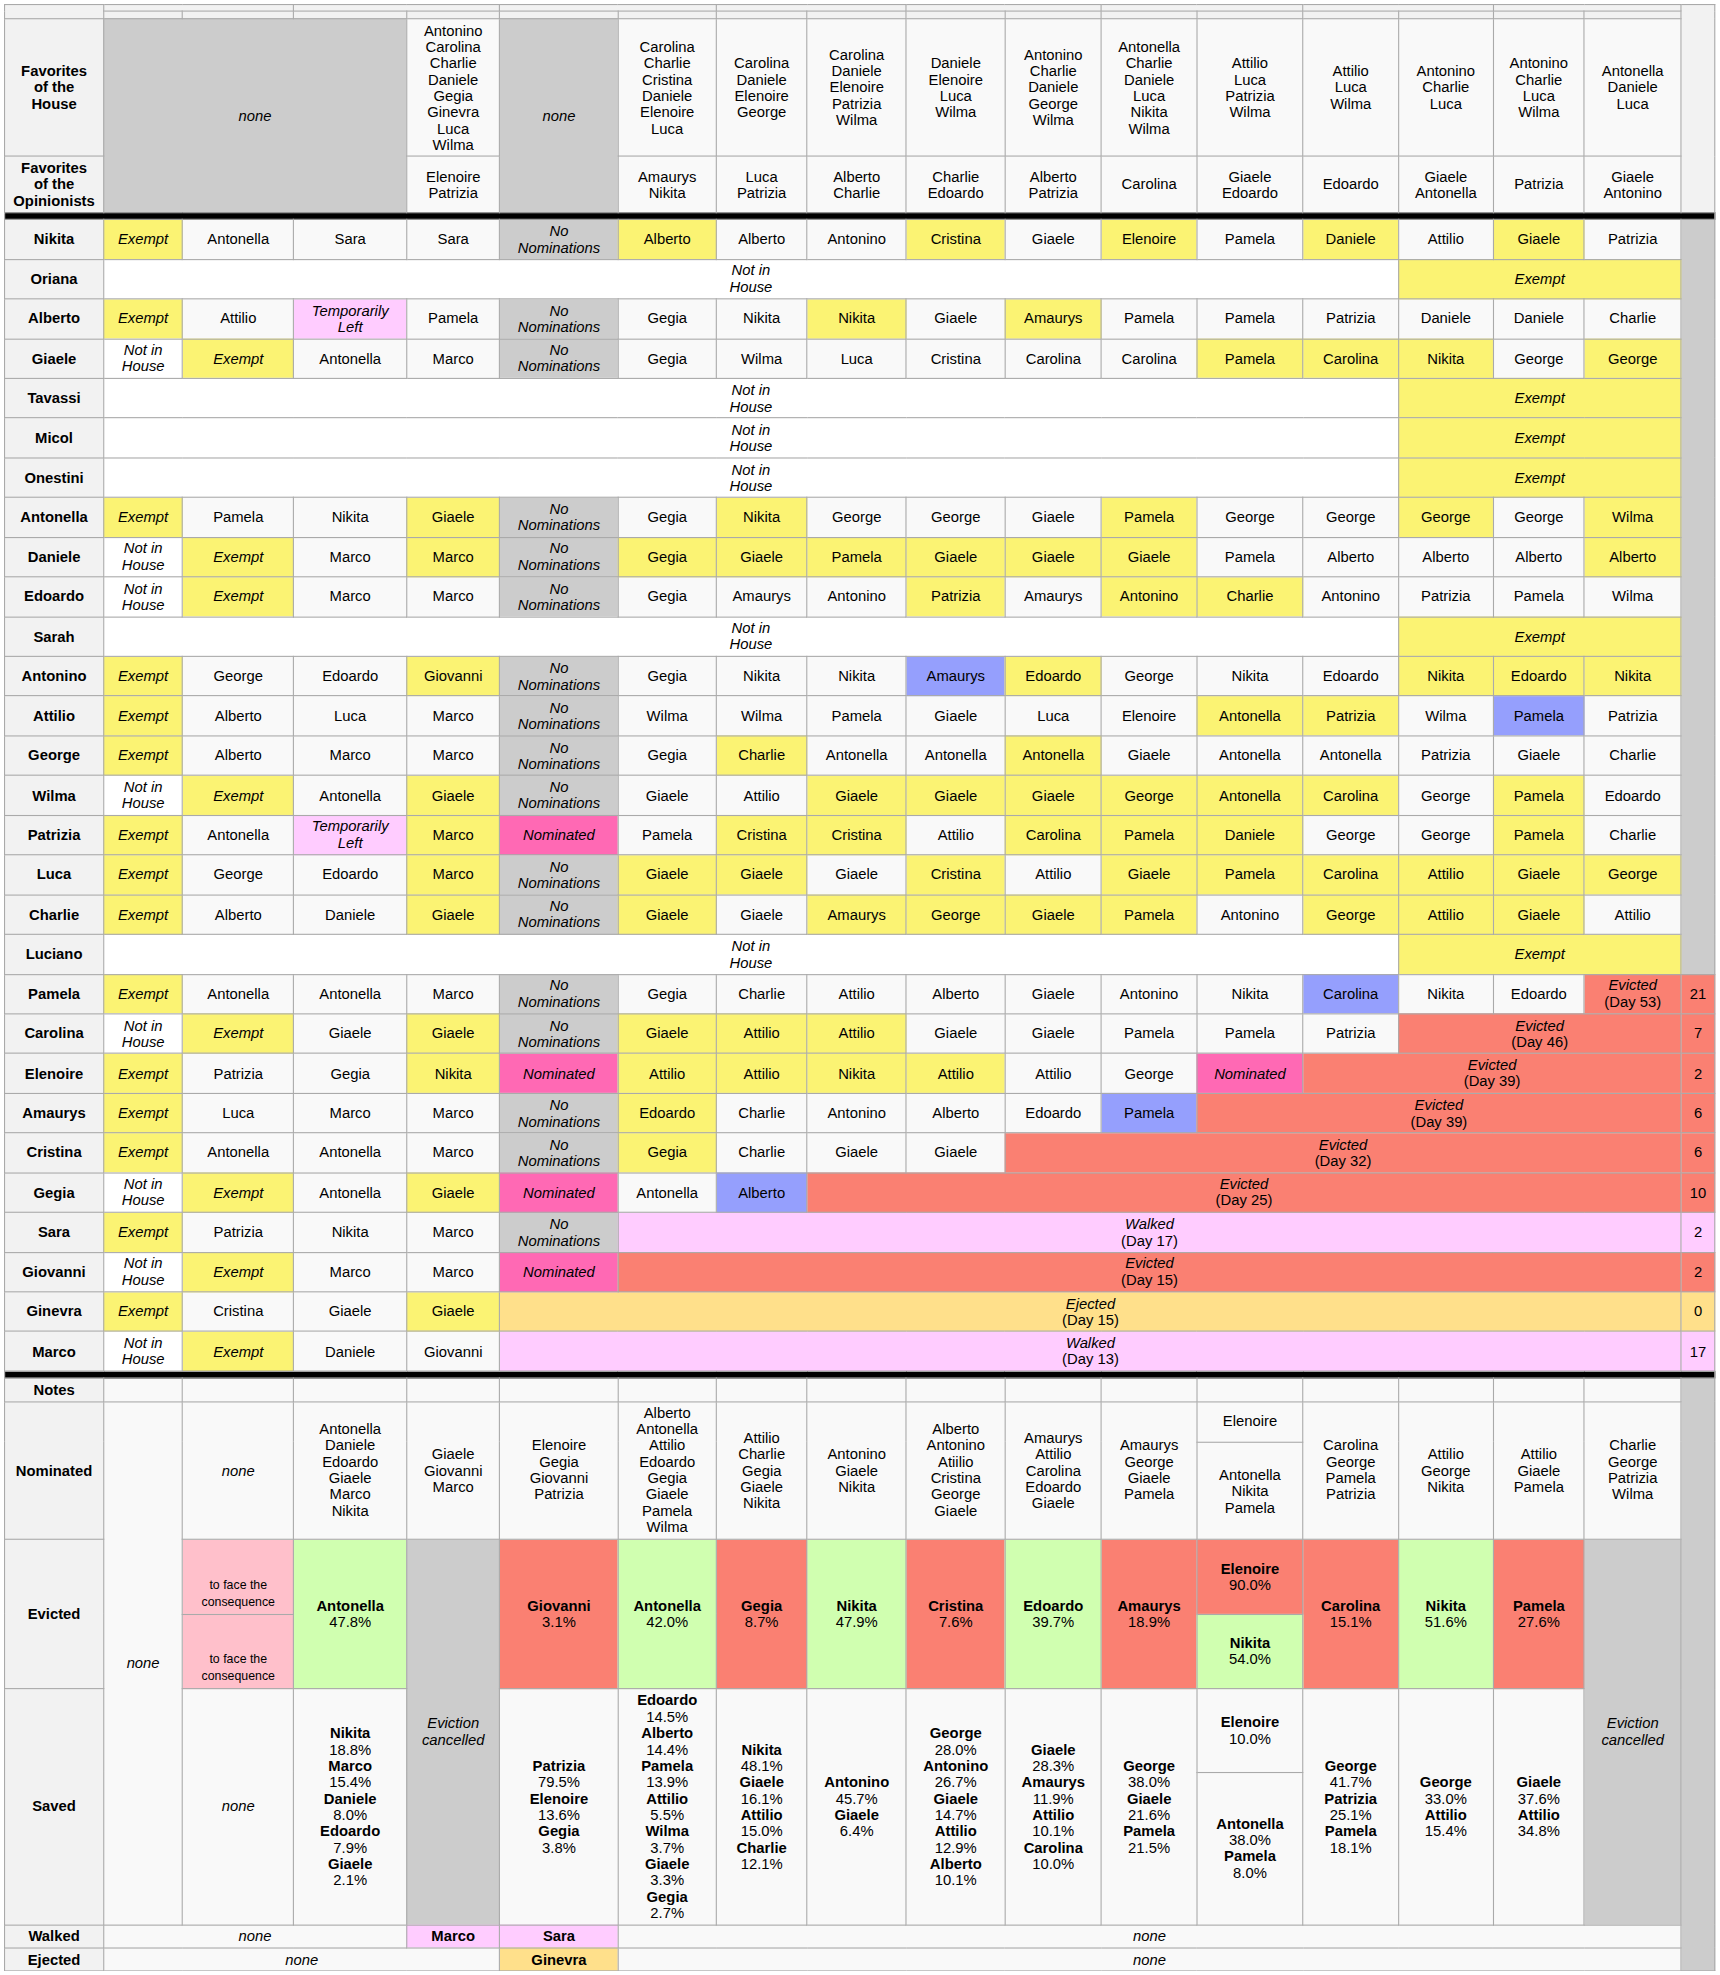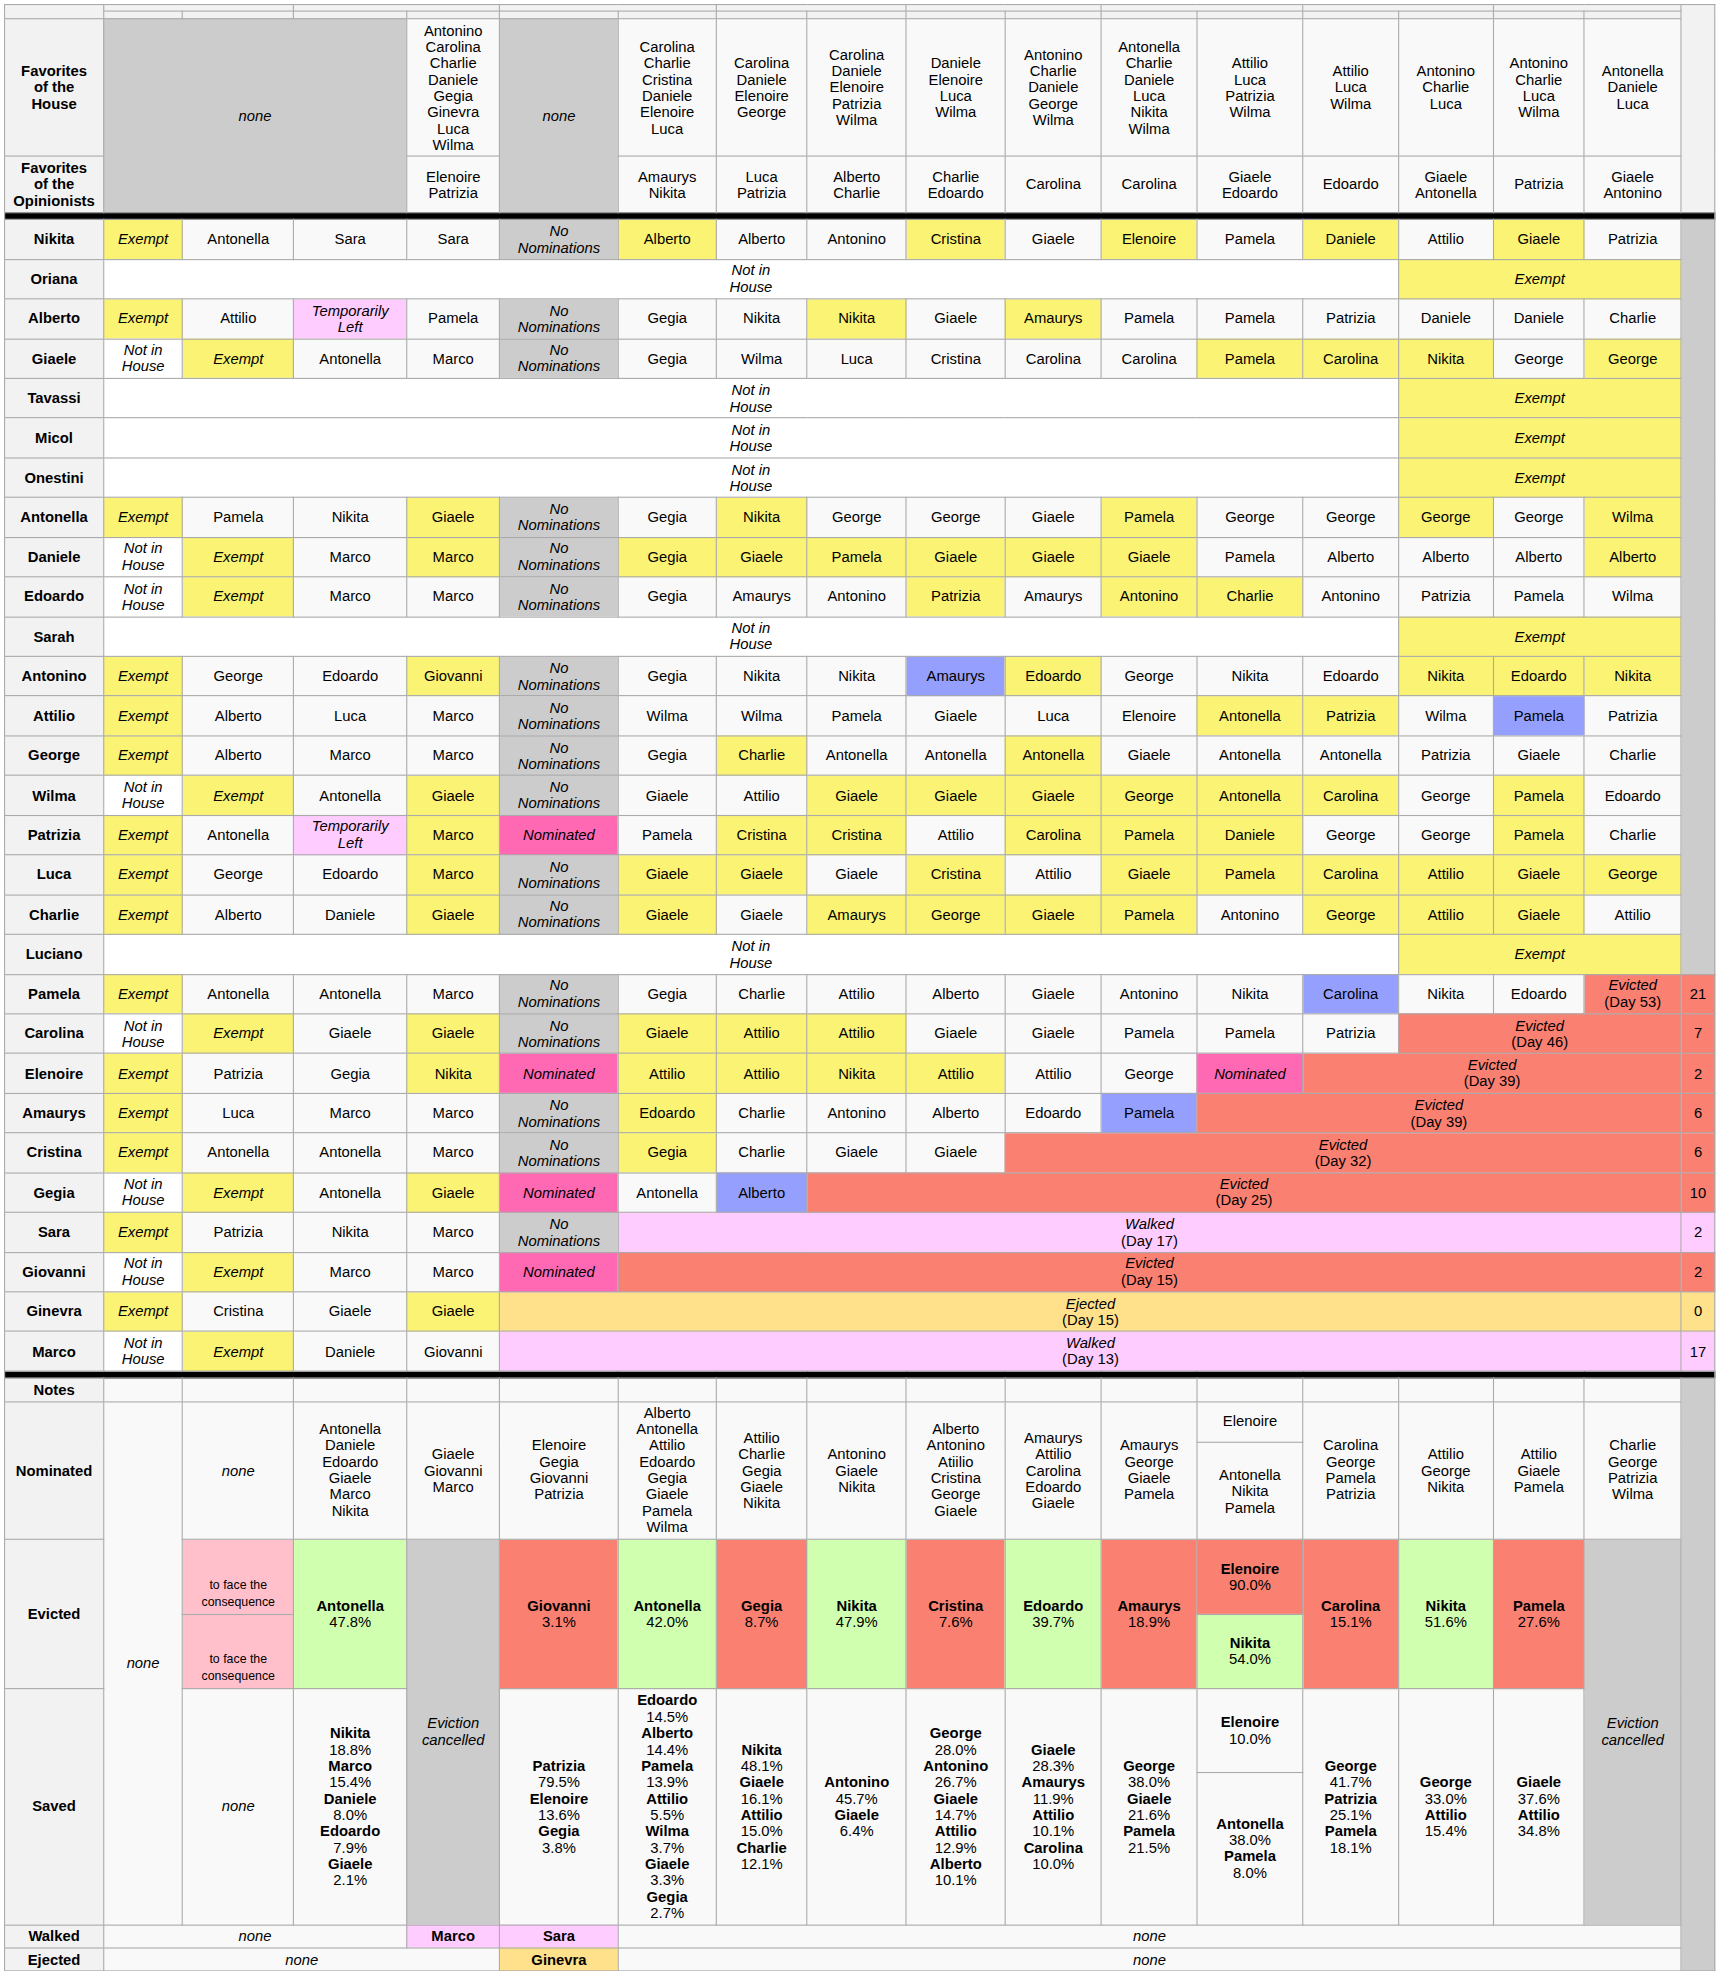(1053, 184) Alberto Patrizia -> (1053, 184) Carolina
